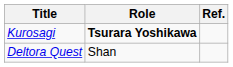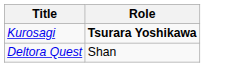- column: (214, 14)
